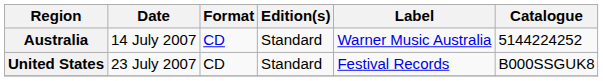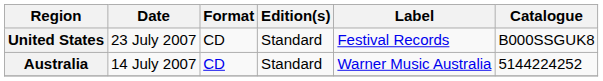rows swapped: (56, 40) <-> (56, 64)
